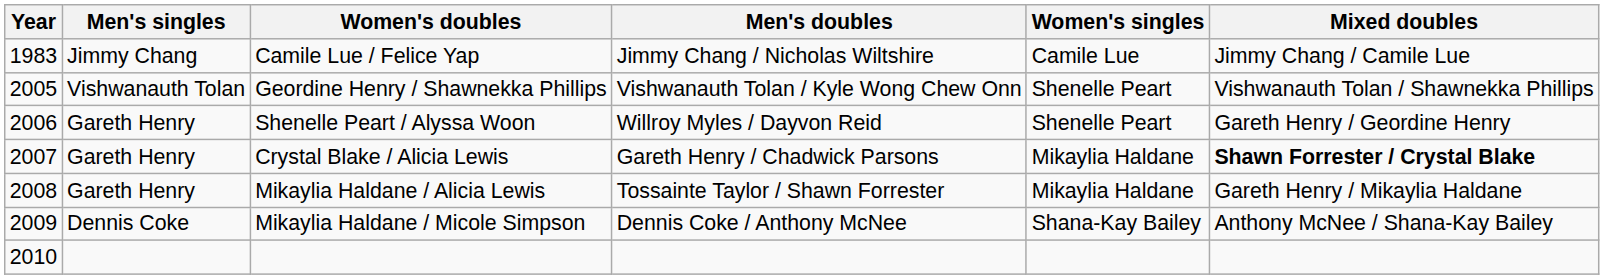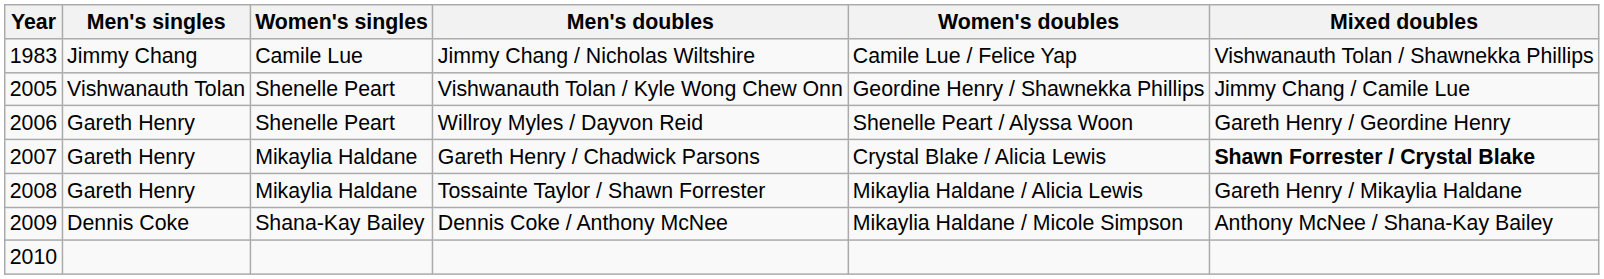columns swapped: (1118, 22) <-> (431, 22)
(1342, 56) Jimmy Chang / Camile Lue -> (1404, 56) Vishwanauth Tolan / Shawnekka Phillips
(1404, 89) Vishwanauth Tolan / Shawnekka Phillips -> (1342, 89) Jimmy Chang / Camile Lue
